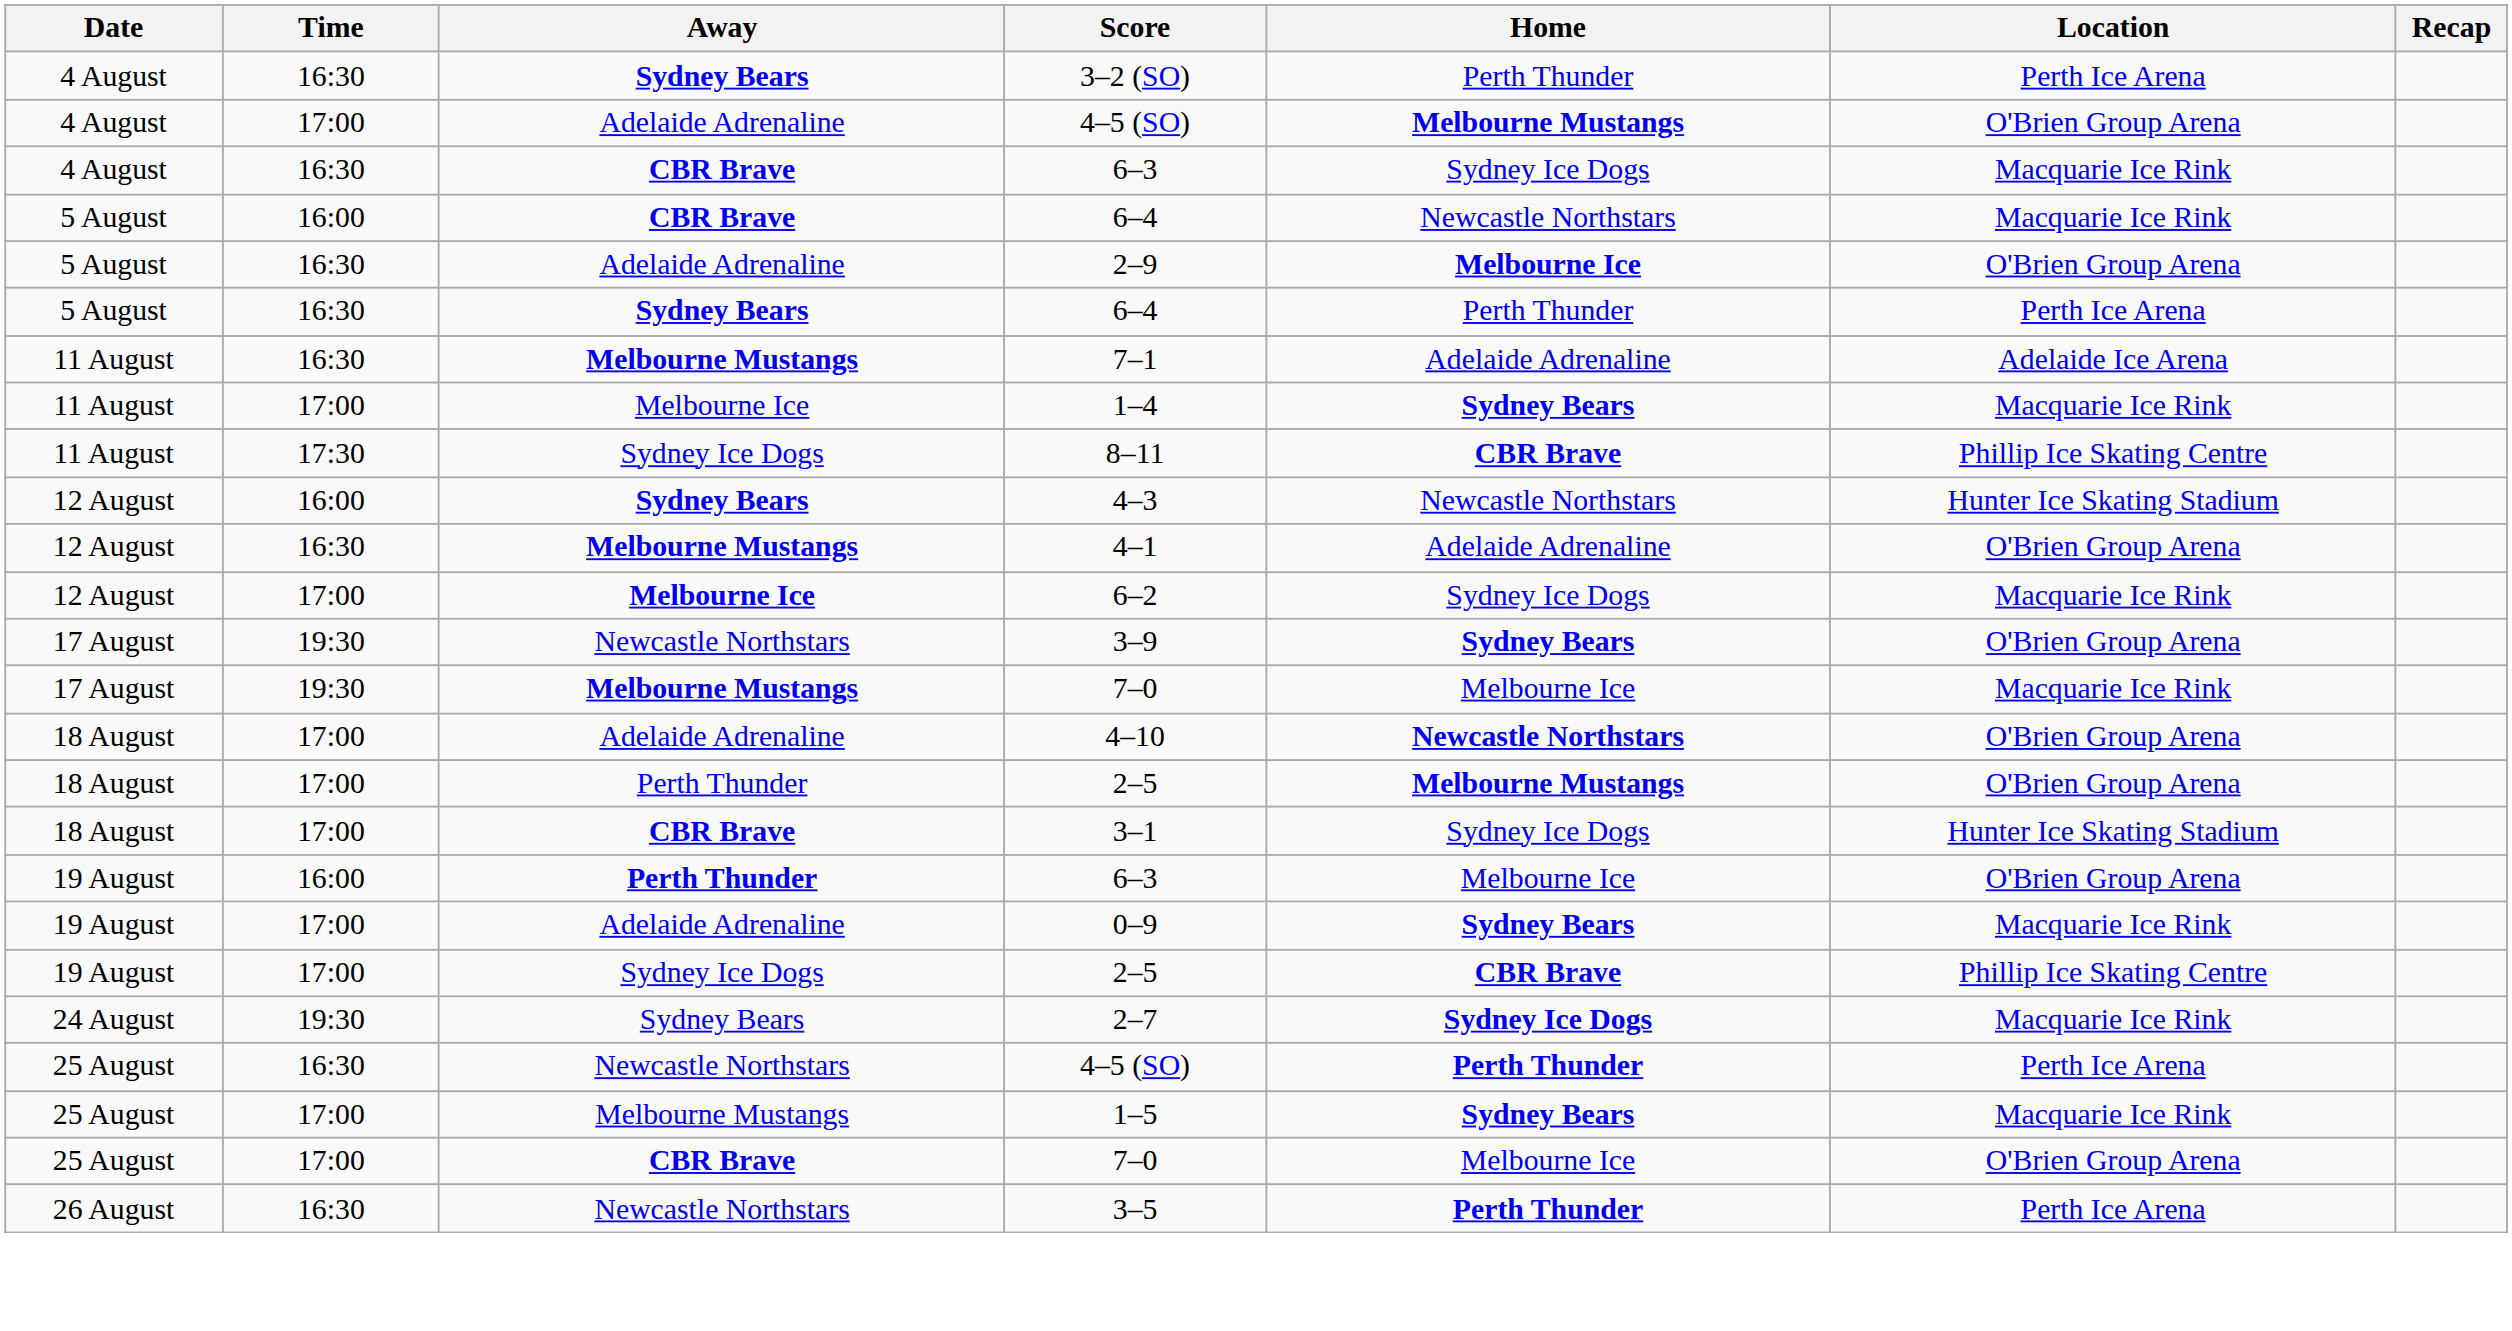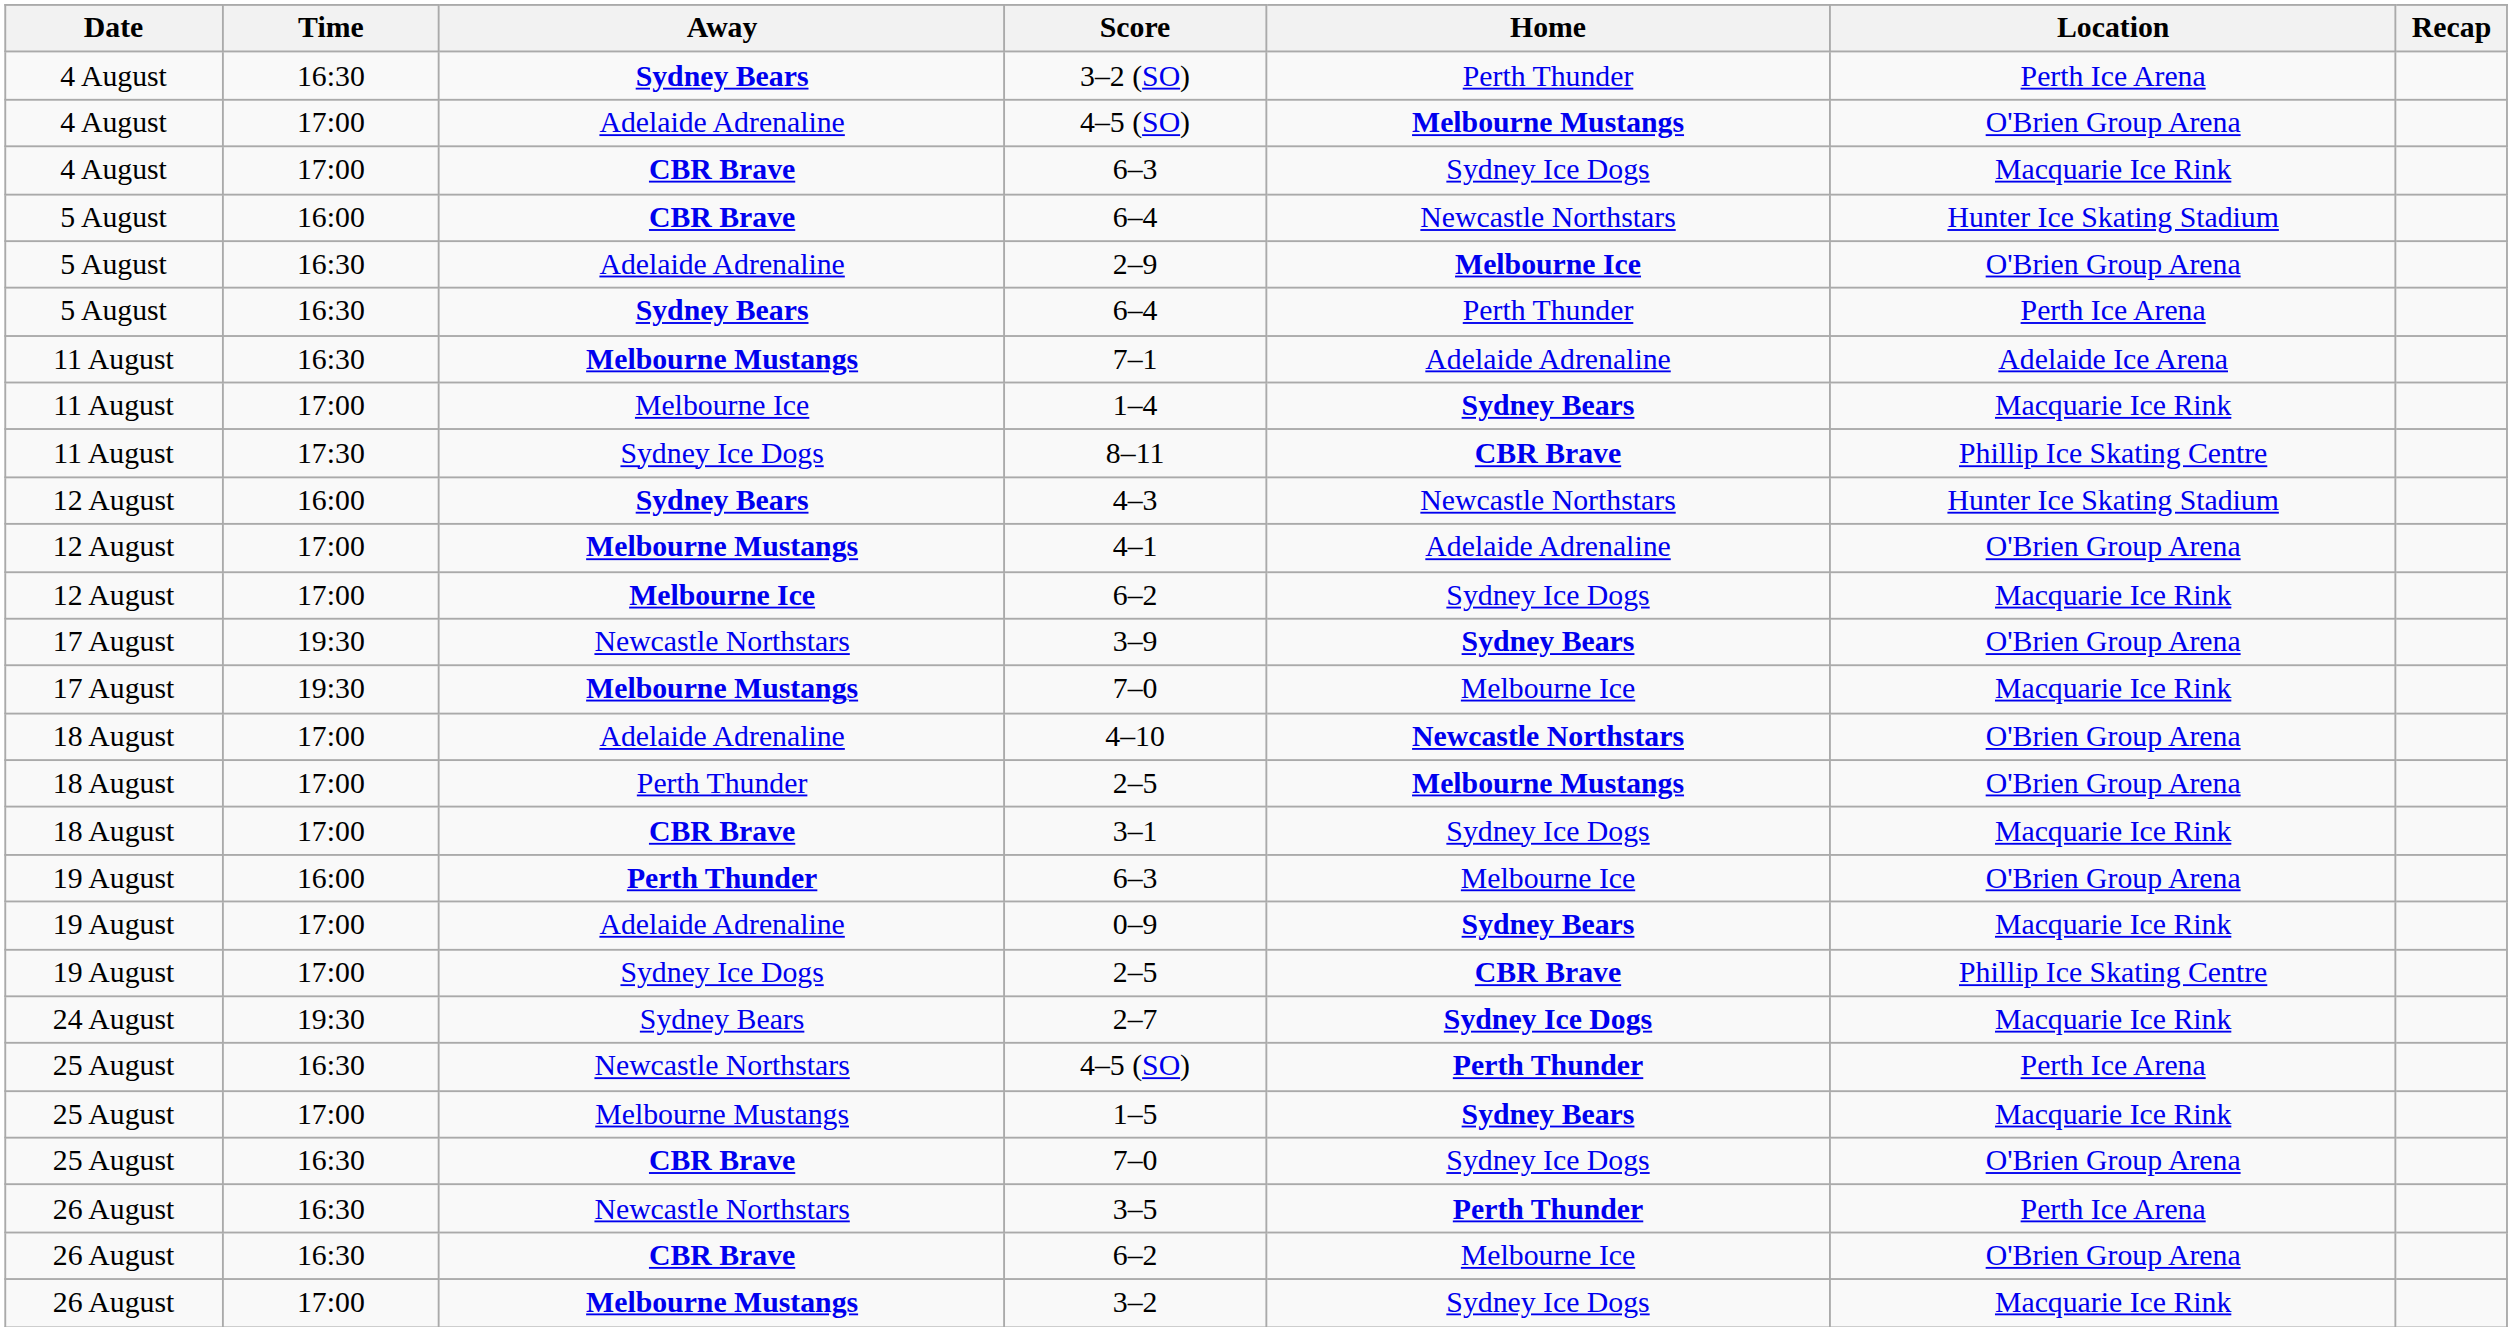(331, 169) 16:30 -> (331, 169) 17:00
(2113, 216) Macquarie Ice Rink -> (2113, 216) Hunter Ice Skating Stadium
(331, 547) 16:30 -> (331, 547) 17:00
(2113, 830) Hunter Ice Skating Stadium -> (2113, 830) Macquarie Ice Rink
(331, 1160) 17:00 -> (331, 1160) 16:30
(1548, 1160) Melbourne Ice -> (1548, 1160) Sydney Ice Dogs
+ row: (722, 1255)
+ row: (722, 1302)
